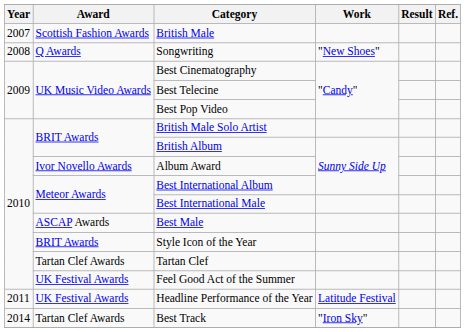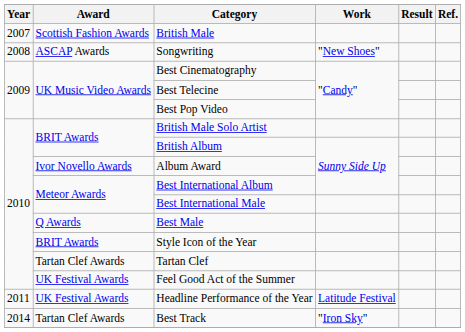(58, 52) Q Awards -> (72, 52) ASCAP Awards
(72, 223) ASCAP Awards -> (58, 223) Q Awards
